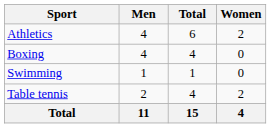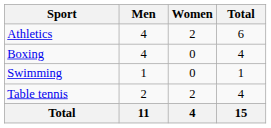columns swapped: (241, 14) <-> (192, 14)
